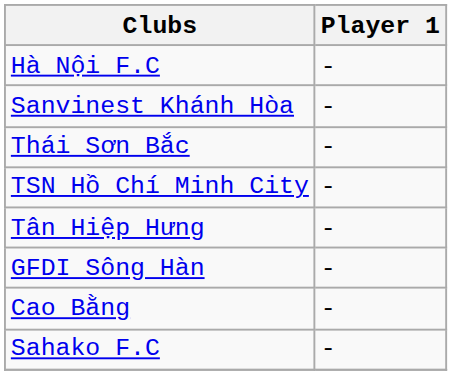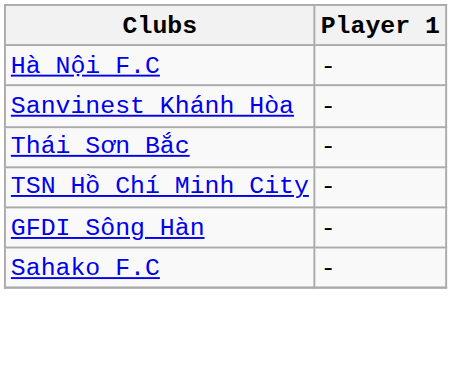- row: (108, 228)
- row: (70, 308)
